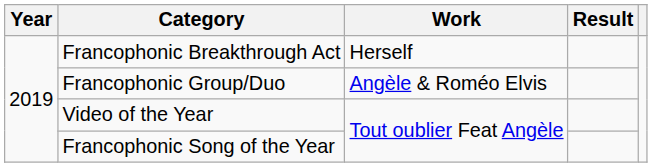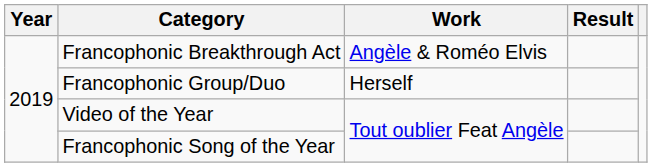(381, 51) Herself -> (448, 51) Angèle & Roméo Elvis
(448, 83) Angèle & Roméo Elvis -> (381, 83) Herself
